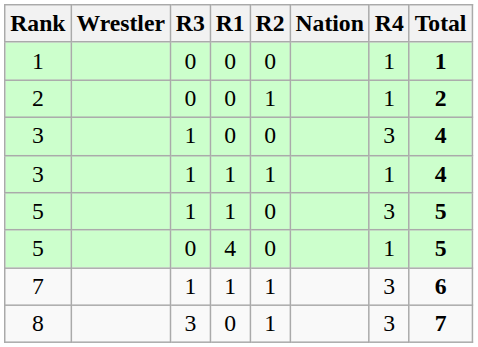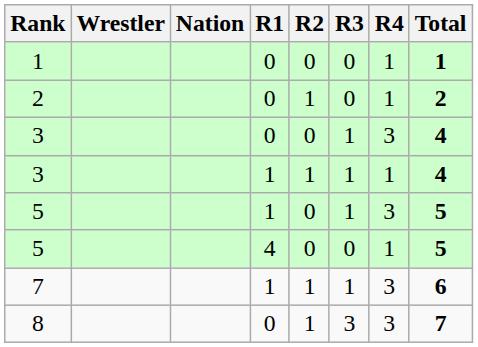columns swapped: (330, 23) <-> (190, 23)
